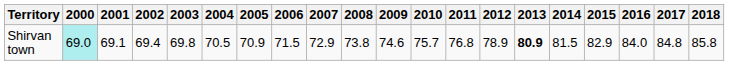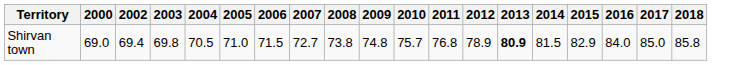- column: (115, 14)
(78, 42) paleturquoise background -> (96, 42) no background
(252, 42) 70.9 -> (236, 42) 71.0
(322, 42) 72.9 -> (305, 42) 72.7
(392, 42) 74.6 -> (375, 42) 74.8
(669, 42) 84.8 -> (653, 42) 85.0
